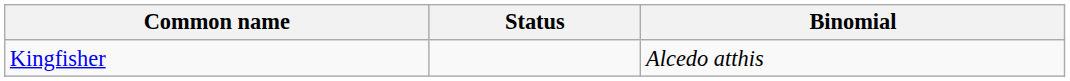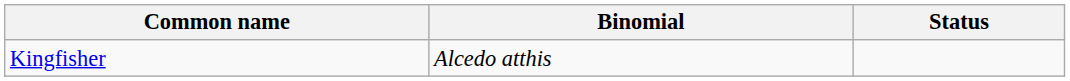columns swapped: (853, 22) <-> (535, 22)
